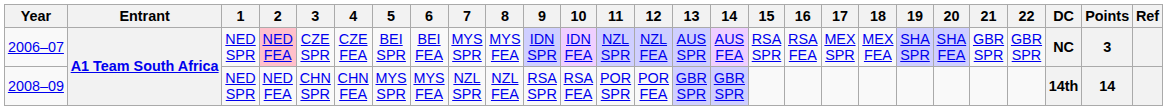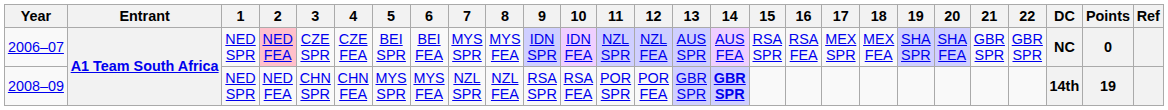(1107, 47) 3 -> (1108, 47) 0
(729, 86) normal -> (730, 86) bold
(1107, 86) 14 -> (1108, 86) 19
